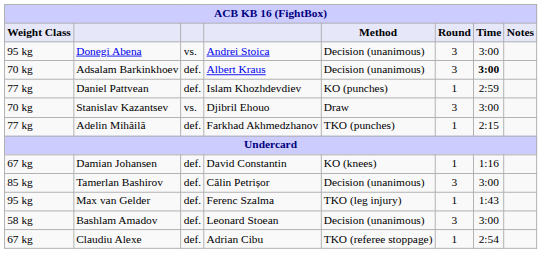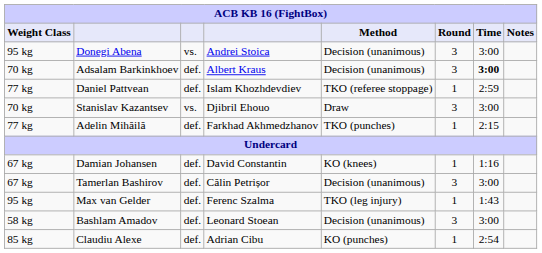(356, 88) KO (punches) -> (378, 88) TKO (referee stoppage)
(20, 182) 85 kg -> (20, 182) 67 kg
(20, 238) 67 kg -> (20, 238) 85 kg
(378, 238) TKO (referee stoppage) -> (356, 238) KO (punches)
